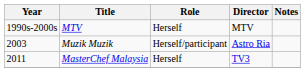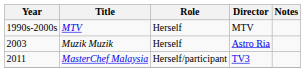(190, 43) Herself/participant -> (167, 43) Herself
(167, 59) Herself -> (190, 59) Herself/participant
